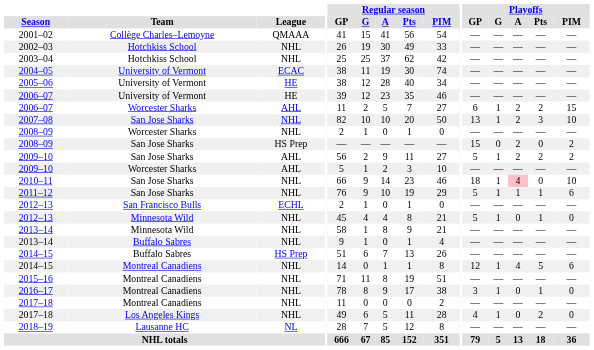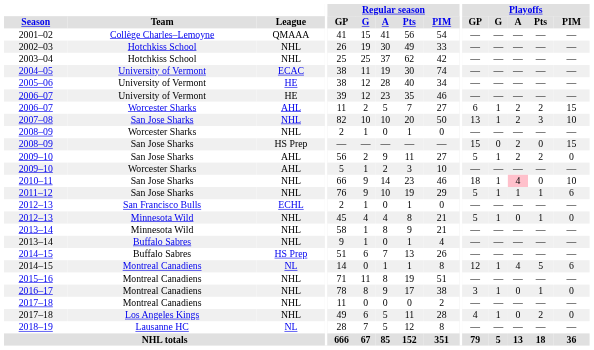(571, 144) 2 -> (571, 144) 15
(571, 156) 2 -> (571, 156) 0
(291, 266) NHL -> (291, 266) NL
